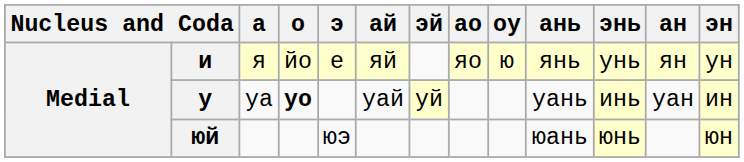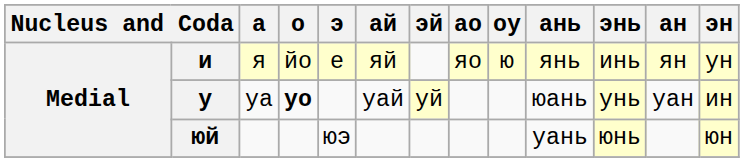(620, 62) унь -> (620, 62) инь
(560, 100) уань -> (560, 100) юань
(620, 100) инь -> (620, 100) унь
(560, 138) юань -> (560, 138) уань
